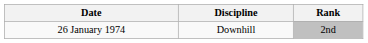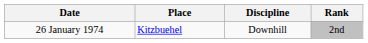+ column: (180, 13)
